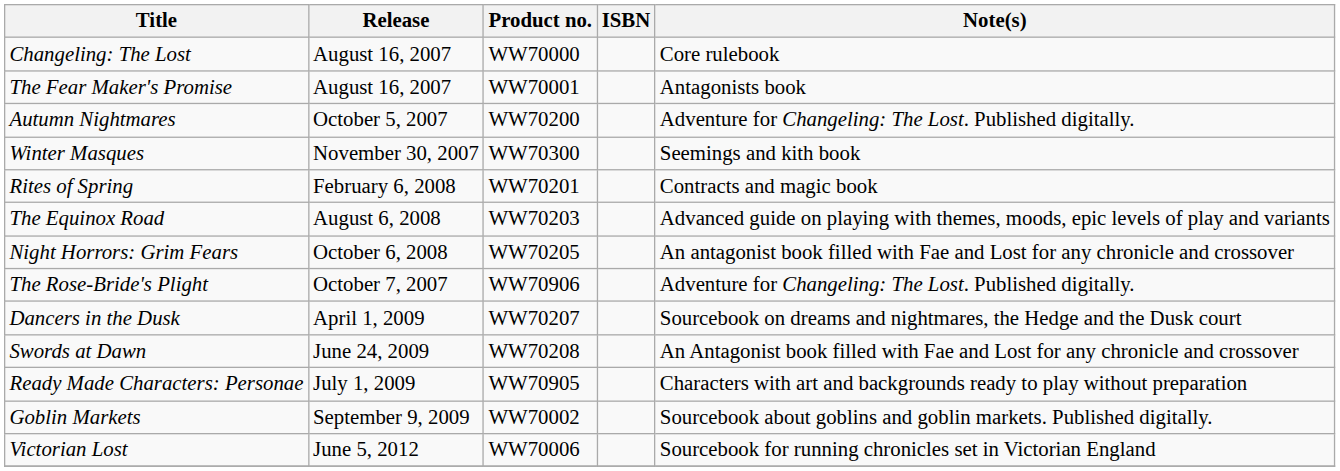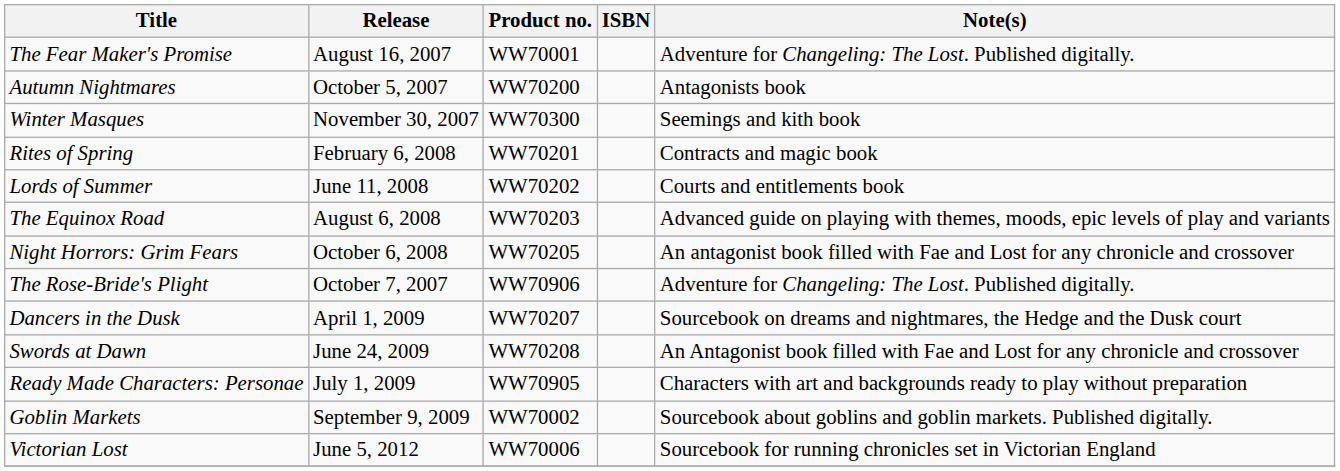- row: (100, 53)
(733, 86) Antagonists book -> (897, 53) Adventure for Changeling: The Lost. Published digitally.
(897, 119) Adventure for Changeling: The Lost. Published digitally. -> (733, 86) Antagonists book
+ row: (81, 185)
